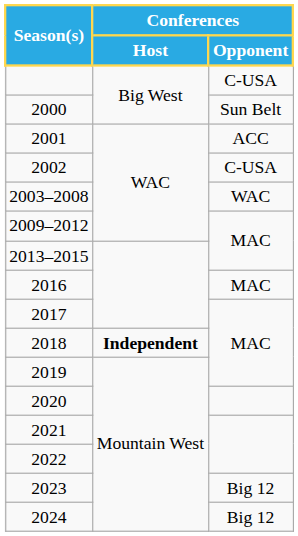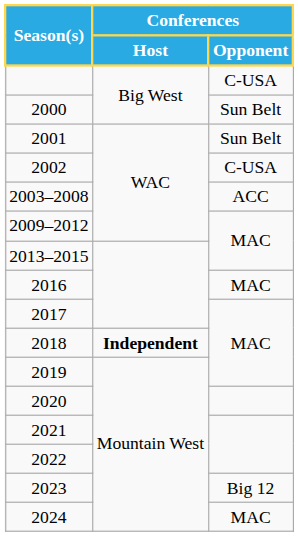(251, 138) ACC -> (251, 138) Sun Belt
(251, 197) WAC -> (251, 197) ACC
(251, 516) Big 12 -> (251, 516) MAC
